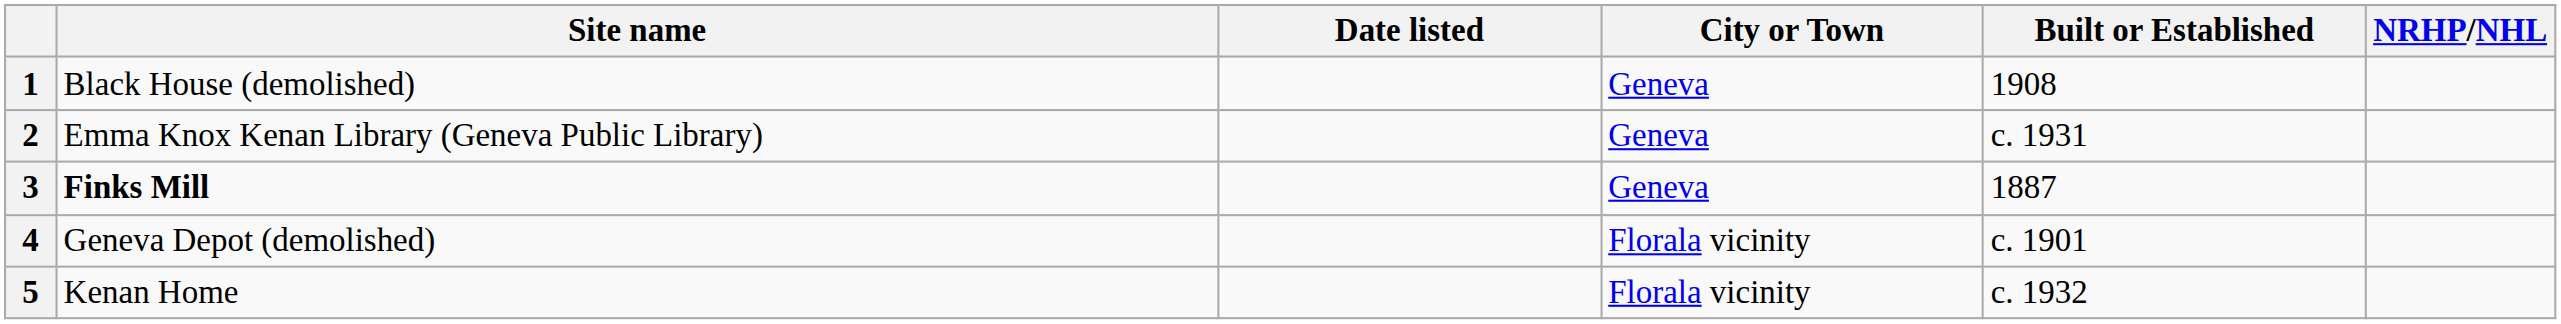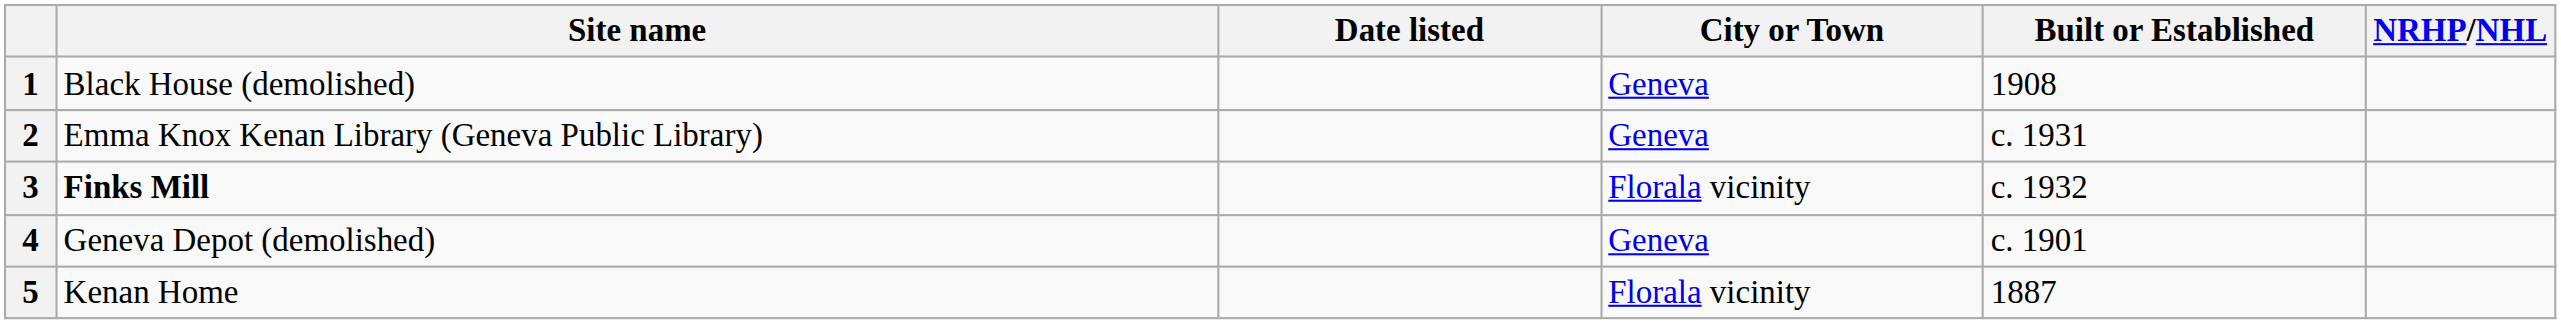(1659, 187) Geneva -> (1709, 187) Florala vicinity
(2024, 187) 1887 -> (2039, 187) c. 1932
(1709, 239) Florala vicinity -> (1659, 239) Geneva
(2039, 291) c. 1932 -> (2024, 291) 1887
